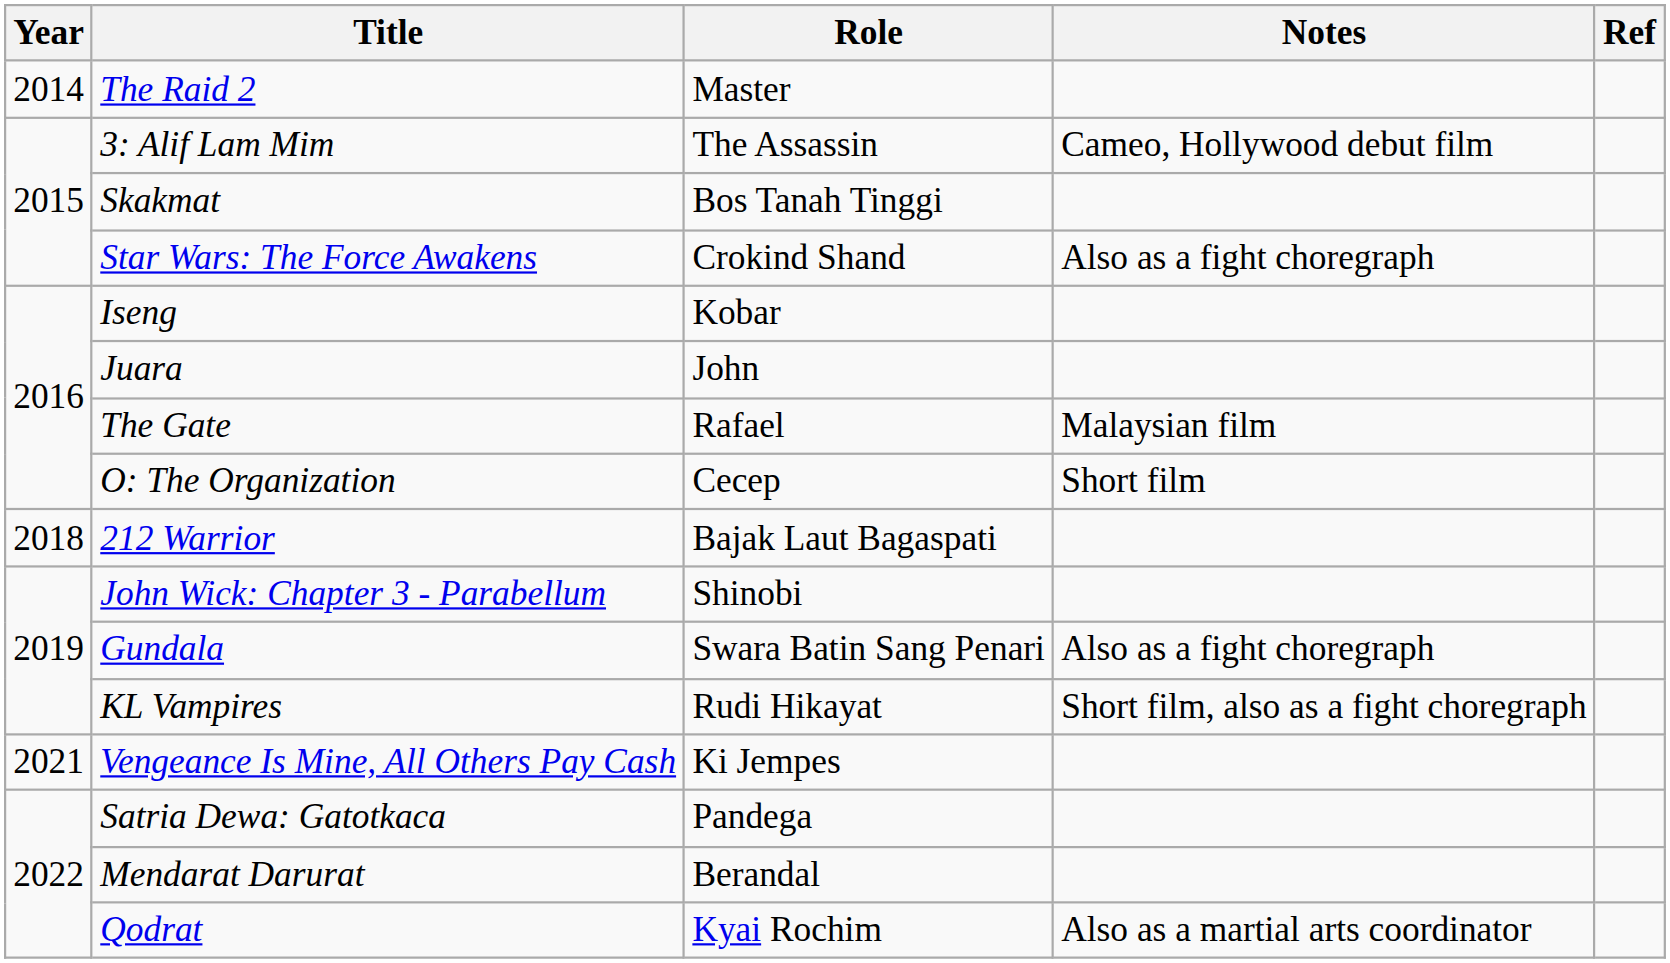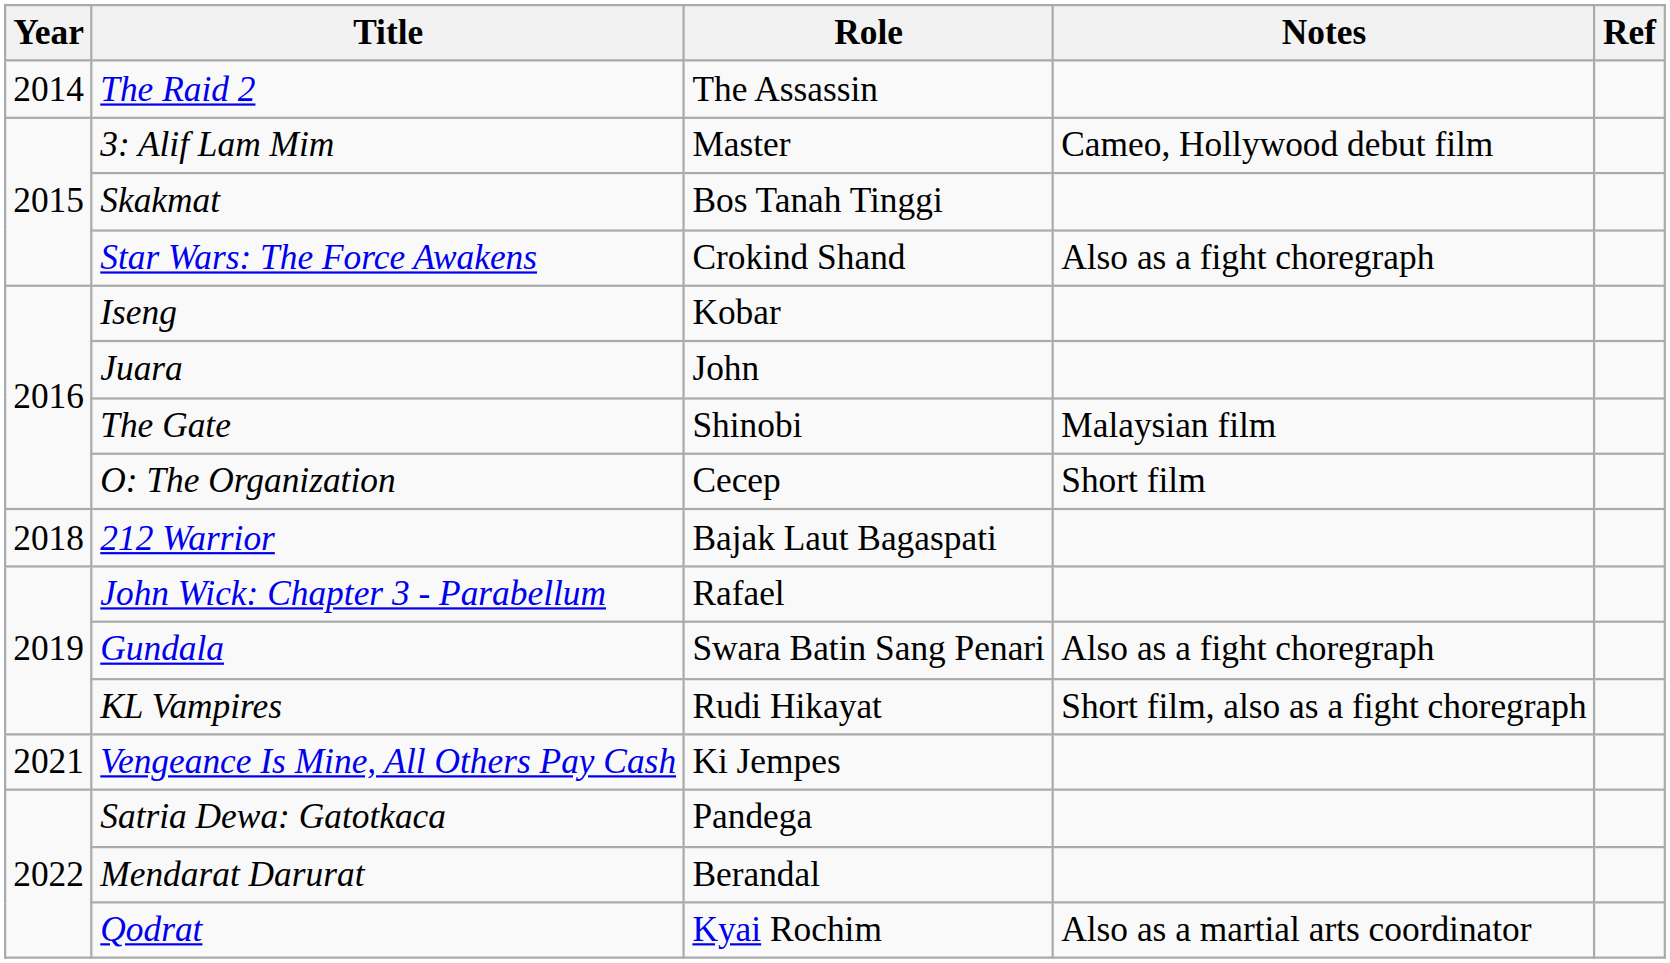(741, 88) Master -> (785, 88) The Assassin
(785, 144) The Assassin -> (741, 144) Master
(739, 425) Rafael -> (747, 425) Shinobi
(747, 593) Shinobi -> (739, 593) Rafael
